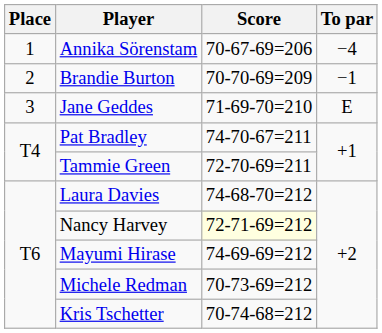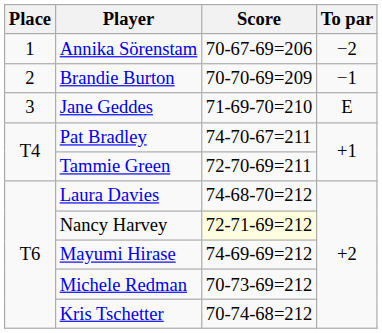(347, 48) −4 -> (347, 48) −2
